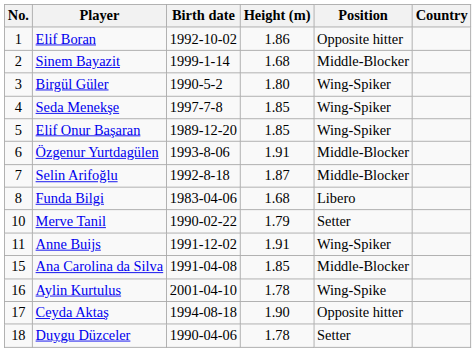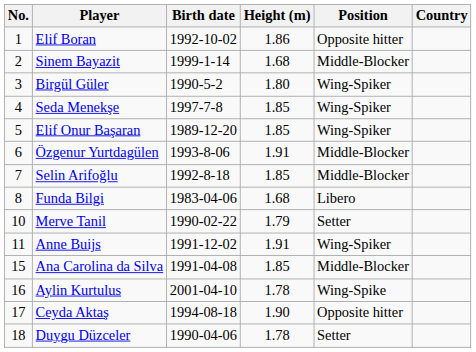(277, 175) 1.87 -> (277, 175) 1.85
